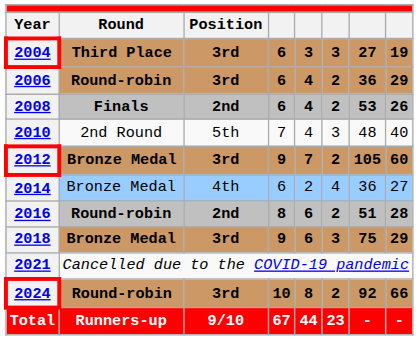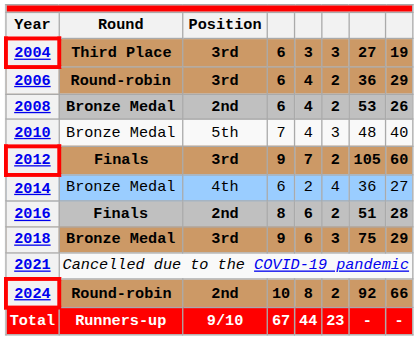(121, 106) Finals -> (121, 106) Bronze Medal
(121, 133) 2nd Round -> (121, 133) Bronze Medal
(122, 160) Bronze Medal -> (121, 160) Finals
(121, 214) Round-robin -> (121, 214) Finals
(226, 293) 3rd -> (225, 293) 2nd
